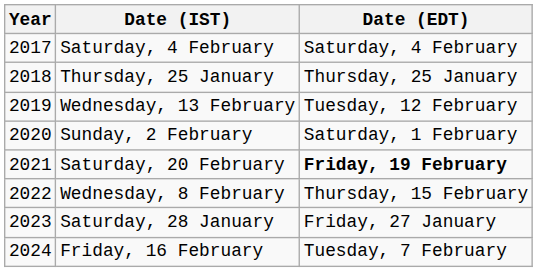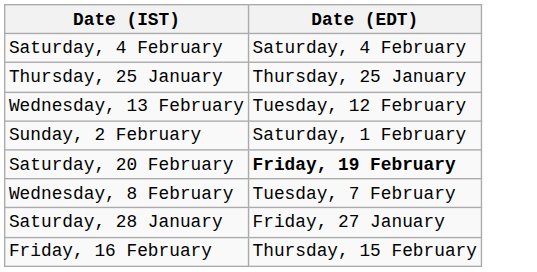- column: (30, 19)
(416, 193) Thursday, 15 February -> (354, 193) Tuesday, 7 February
(405, 251) Tuesday, 7 February -> (365, 251) Thursday, 15 February
